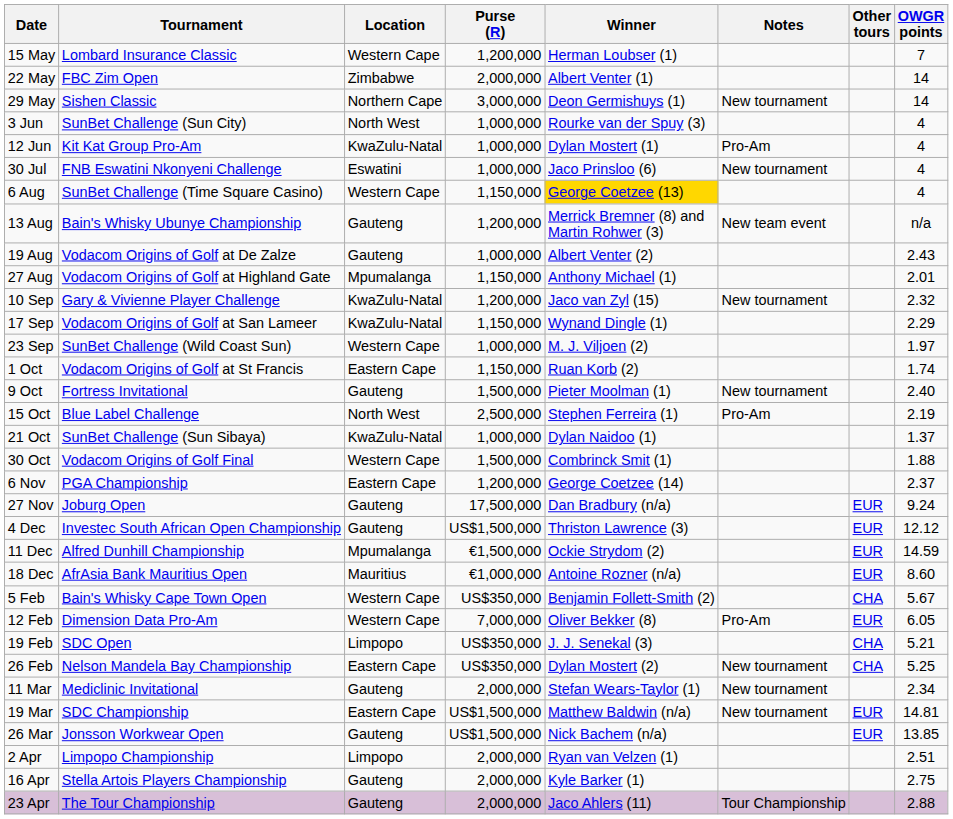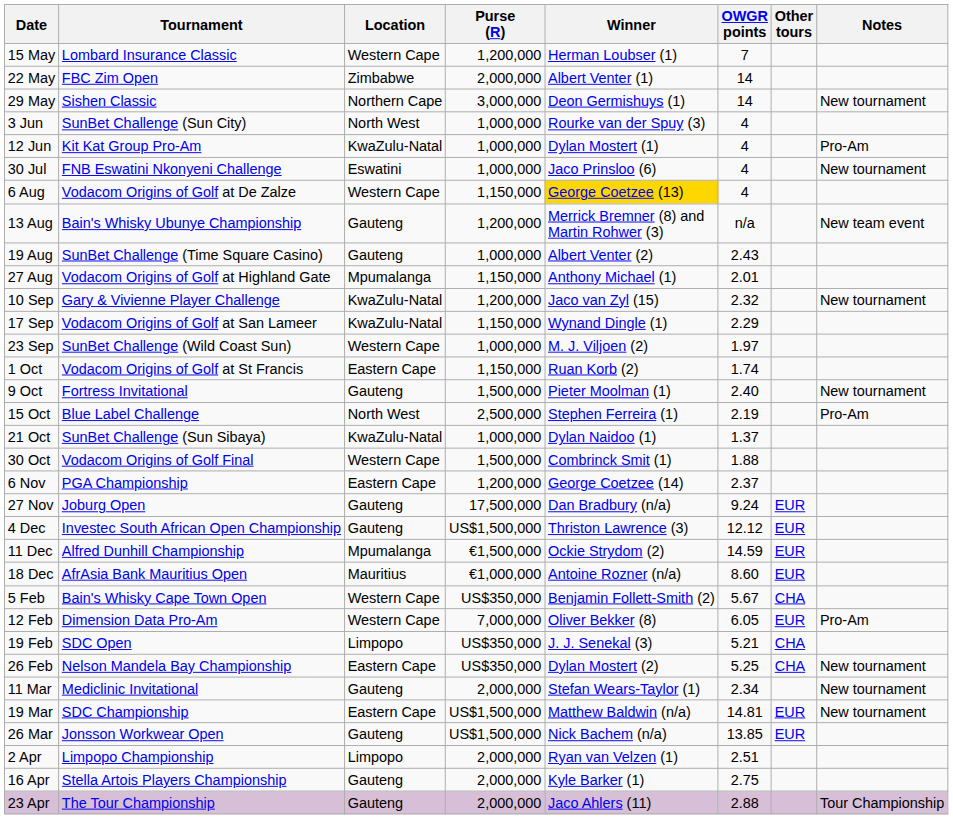columns swapped: (921, 24) <-> (784, 24)
(192, 192) SunBet Challenge (Time Square Casino) -> (179, 192) Vodacom Origins of Golf at De Zalze
(179, 254) Vodacom Origins of Golf at De Zalze -> (192, 254) SunBet Challenge (Time Square Casino)
